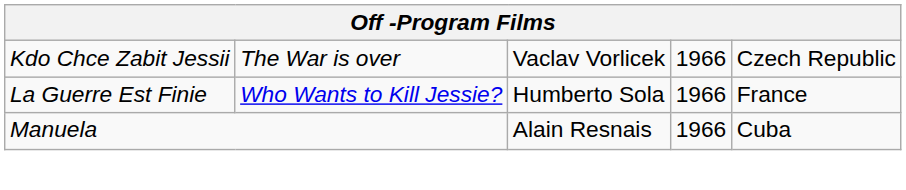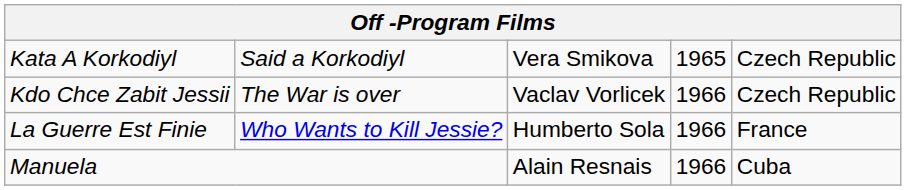+ row: (93, 58)
